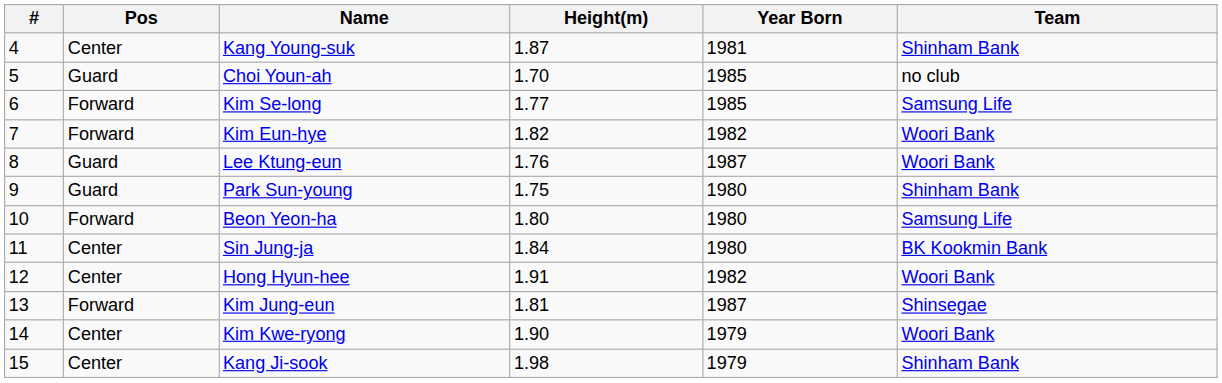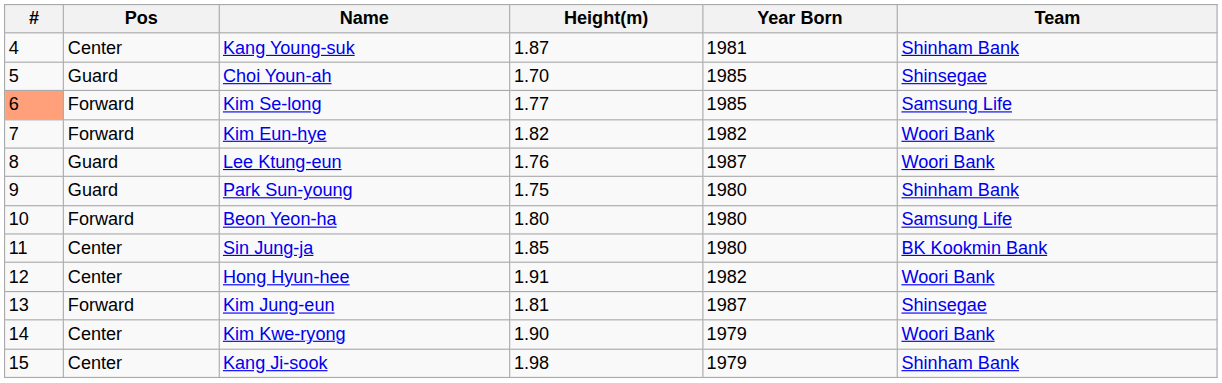(931, 76) no club -> (944, 76) Shinsegae
(14, 104) no background -> (14, 104) lightsalmon background
(532, 248) 1.84 -> (532, 248) 1.85
